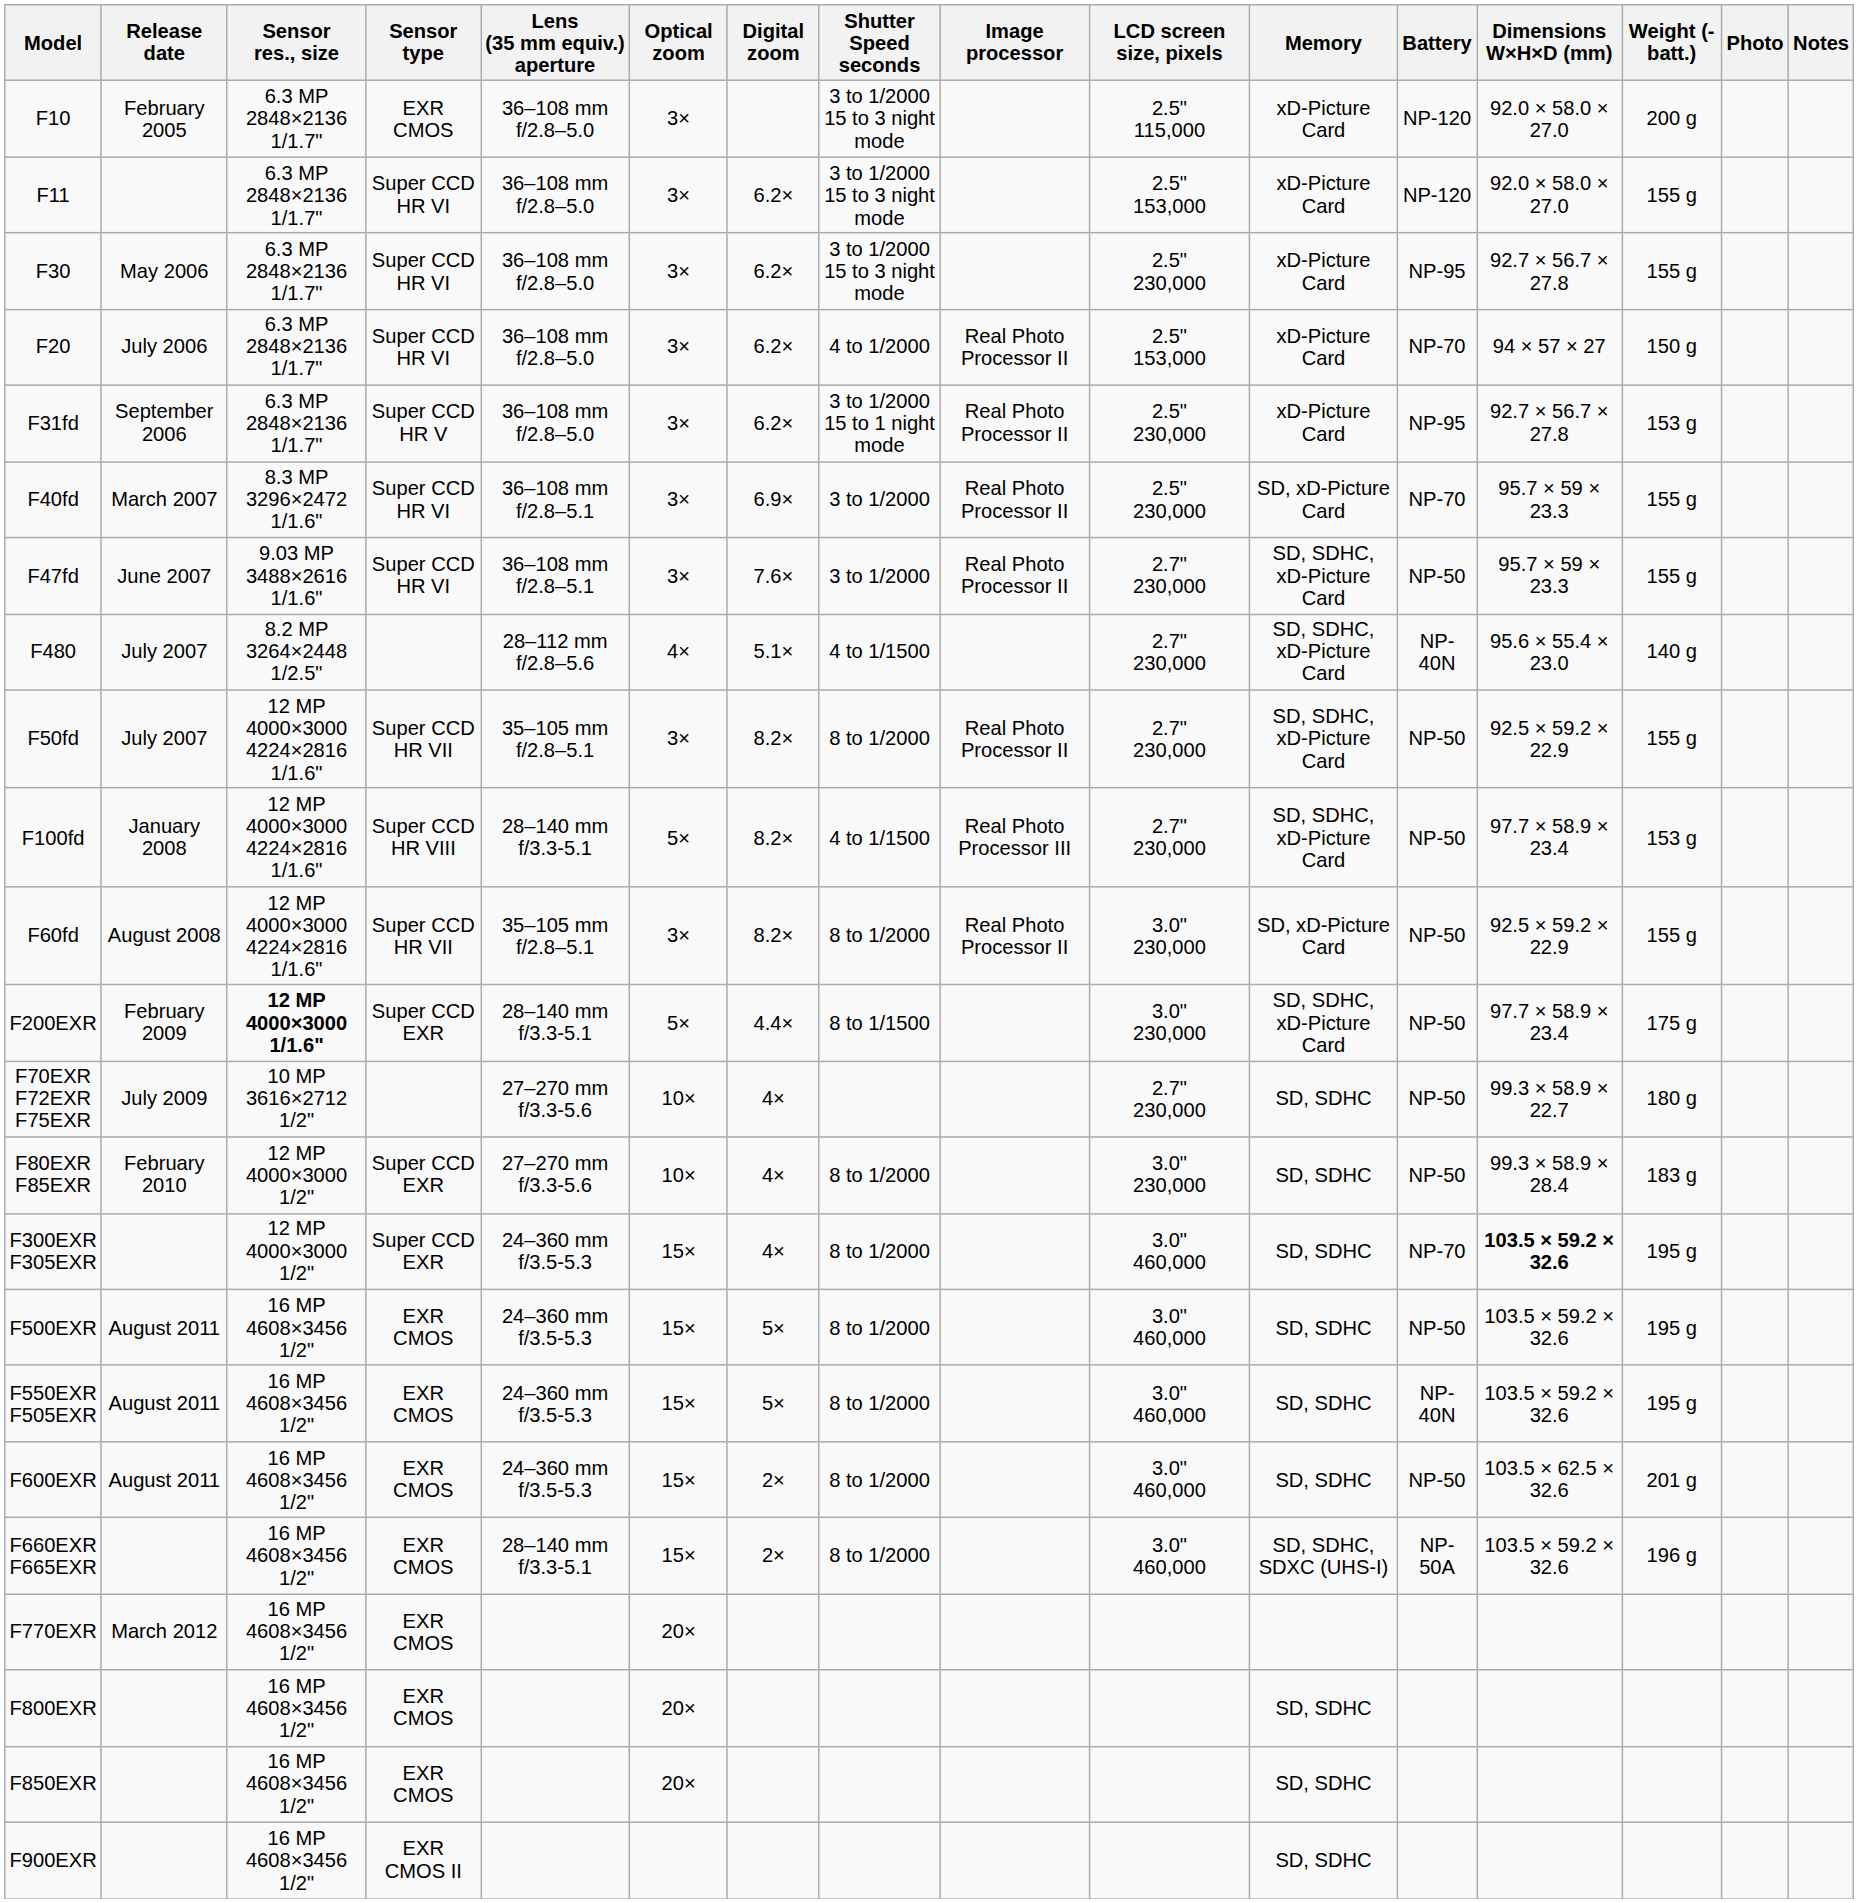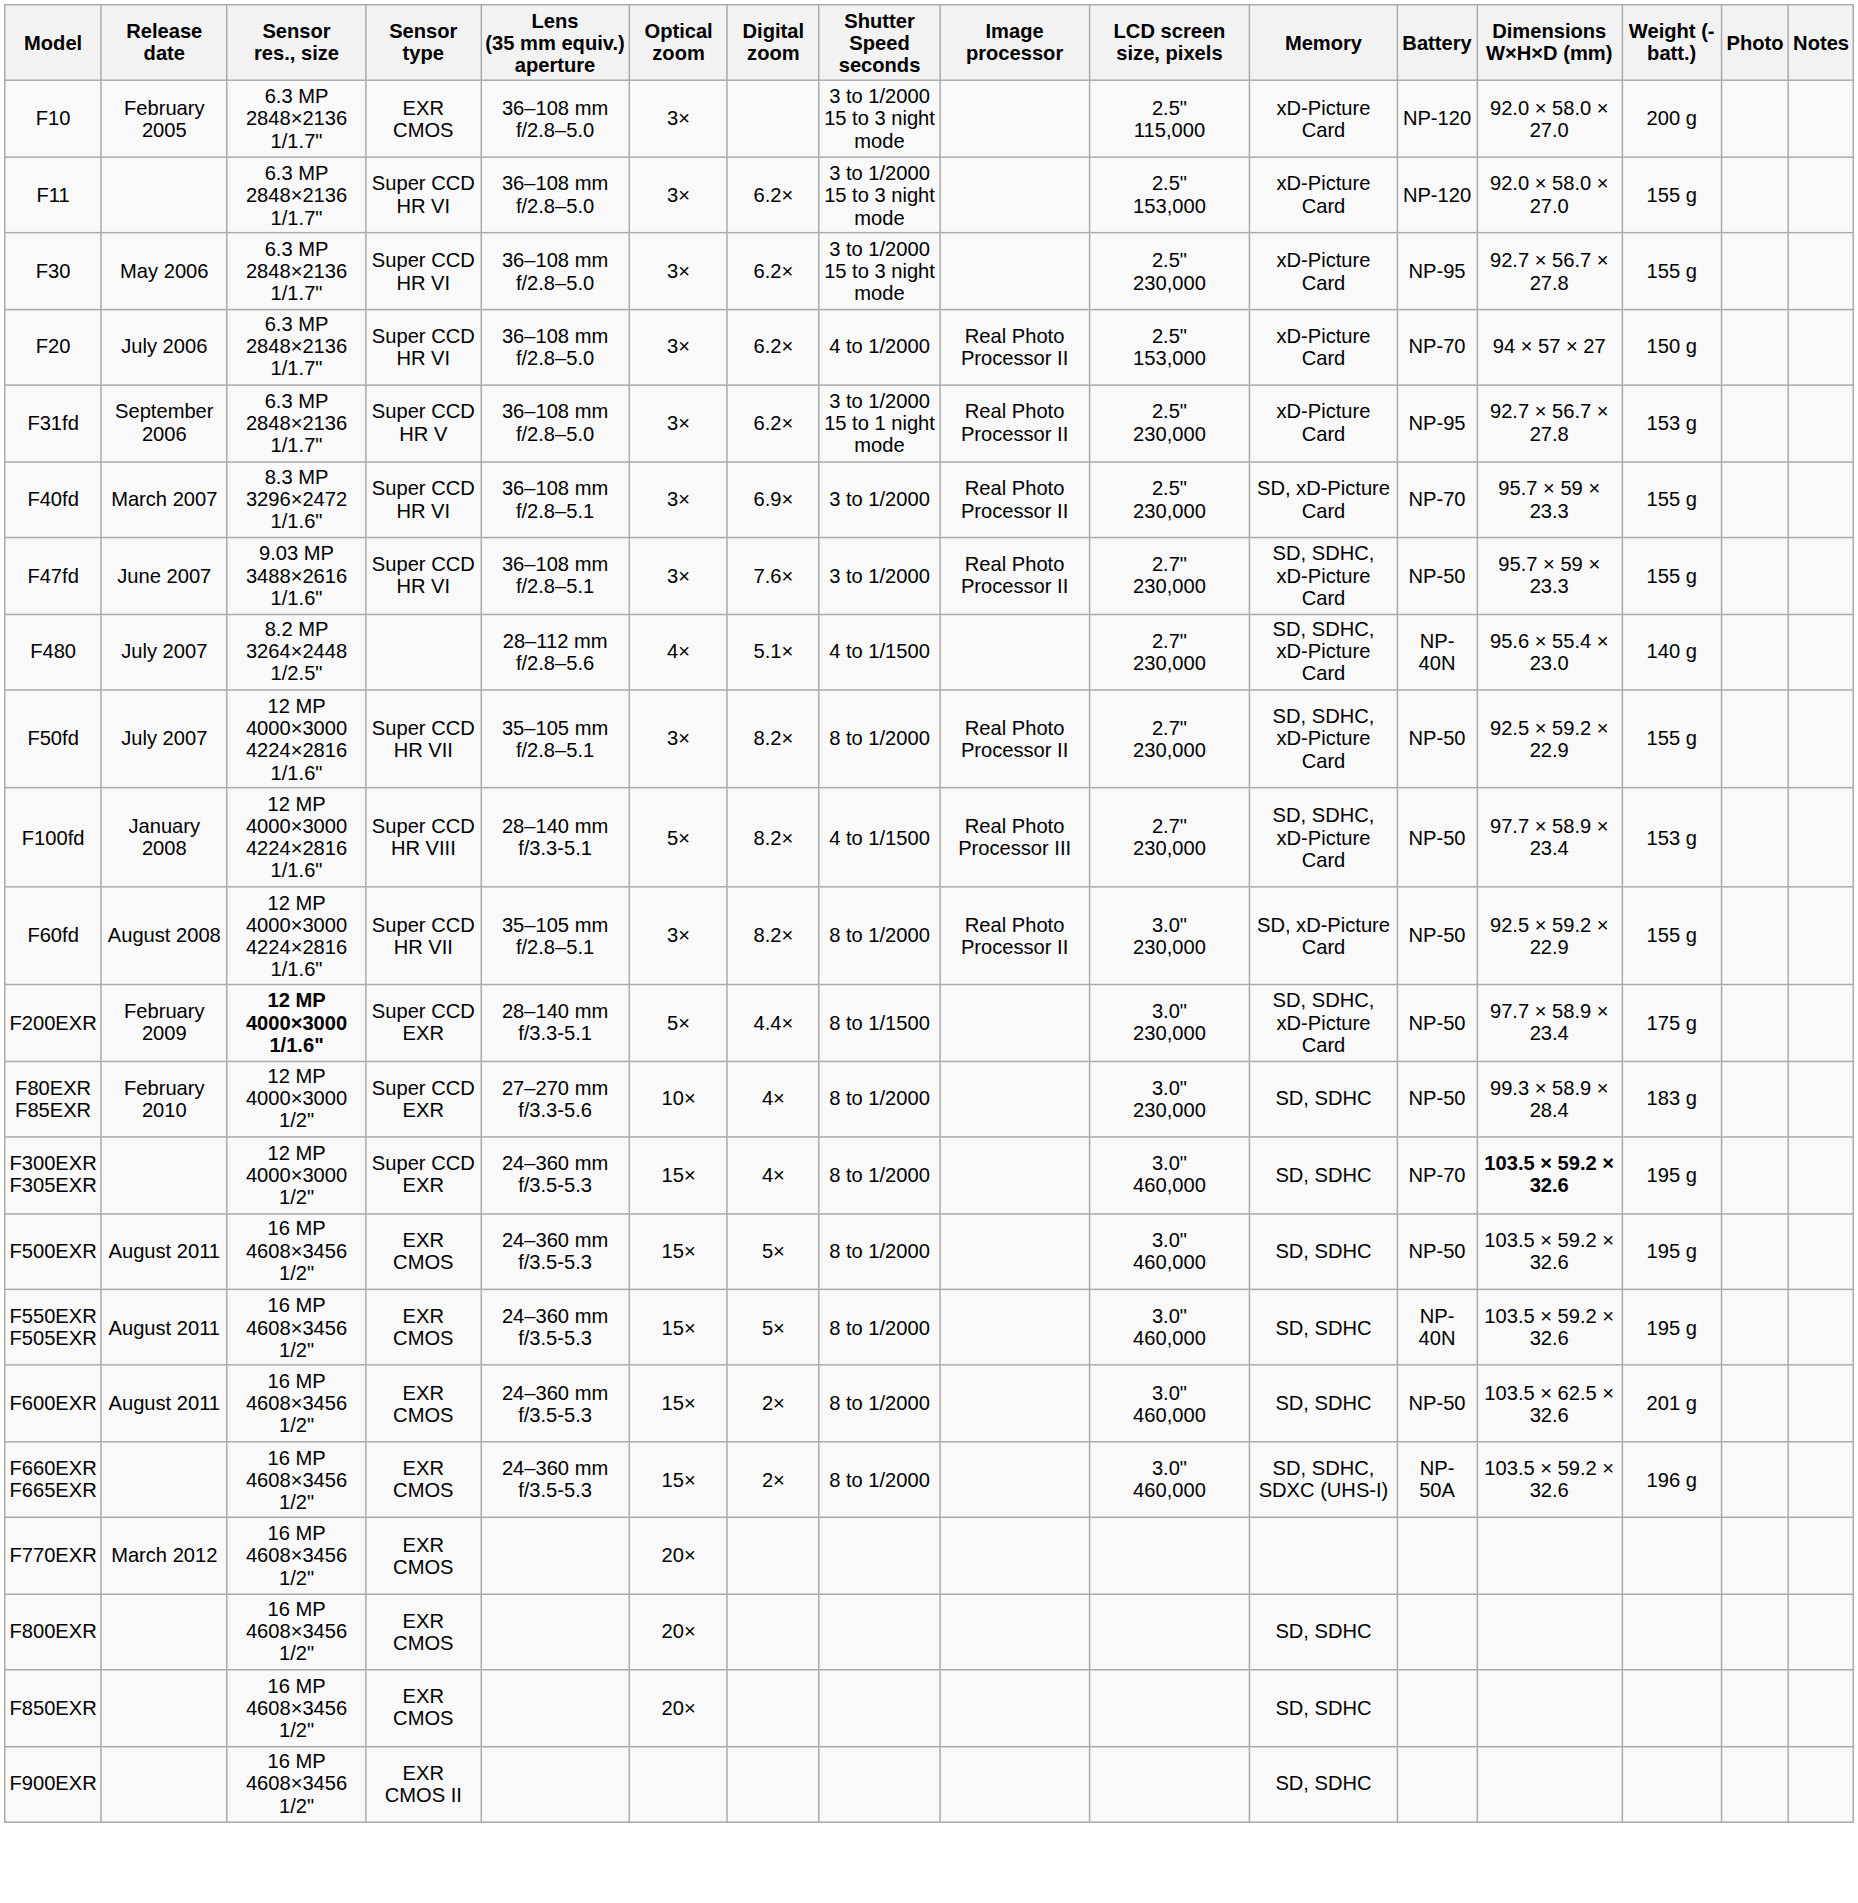- row: (53, 1099)
(555, 1555) 28–140 mm f/3.3-5.1 -> (555, 1479) 24–360 mm f/3.5-5.3
